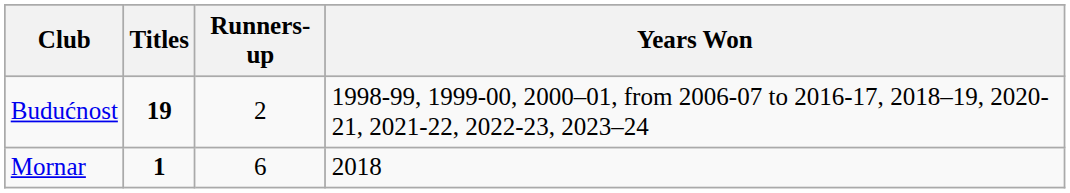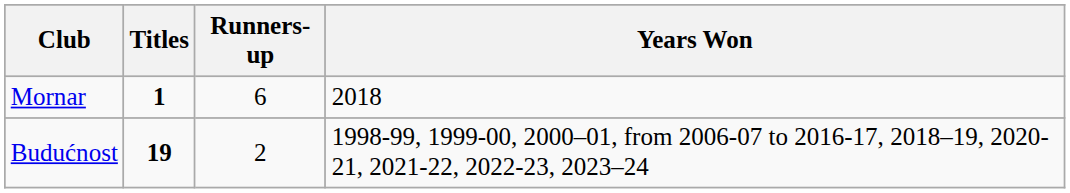rows swapped: (64, 111) <-> (48, 167)
